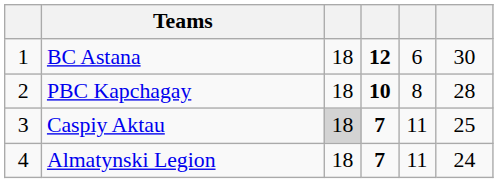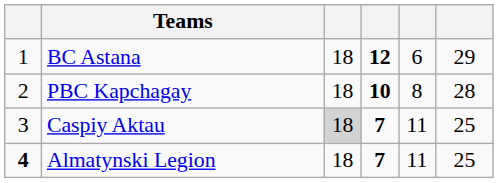(464, 56) 30 -> (464, 56) 29
(23, 159) normal -> (23, 159) bold
(464, 159) 24 -> (464, 159) 25
